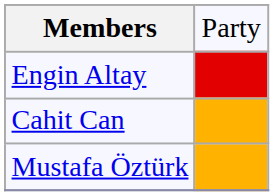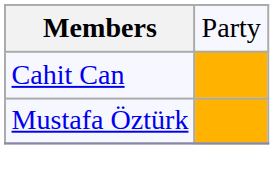- row: (79, 74)
